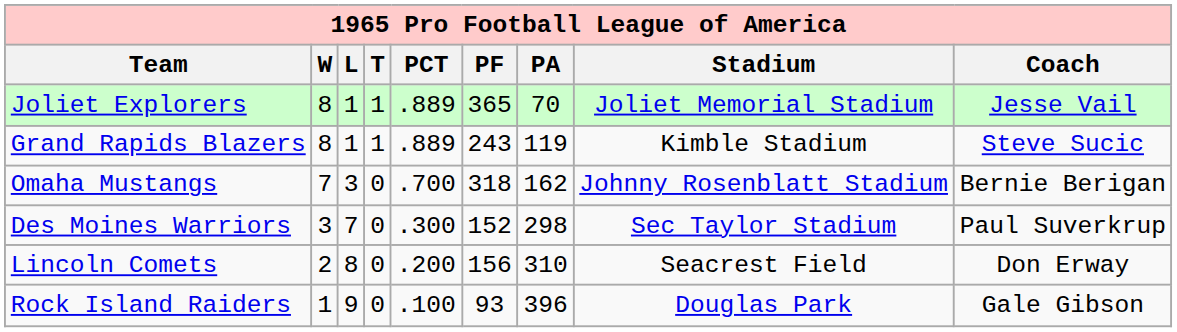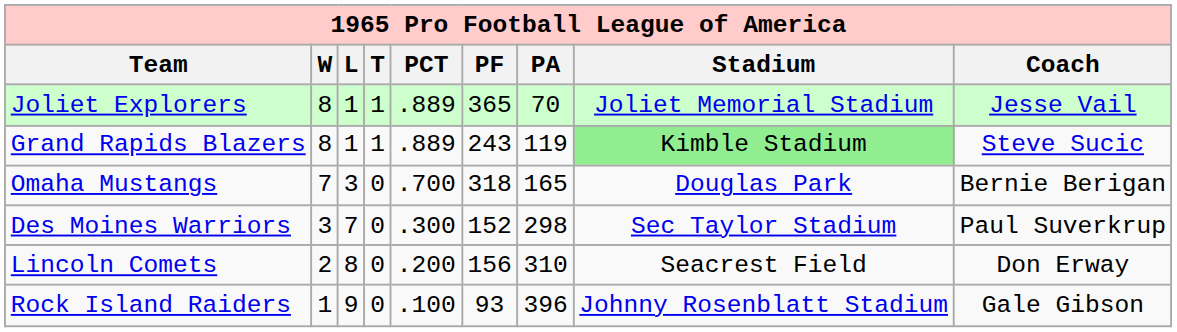(764, 145) no background -> (764, 145) lightgreen background
(546, 185) 162 -> (546, 185) 165
(764, 185) Johnny Rosenblatt Stadium -> (764, 185) Douglas Park
(764, 305) Douglas Park -> (764, 305) Johnny Rosenblatt Stadium
